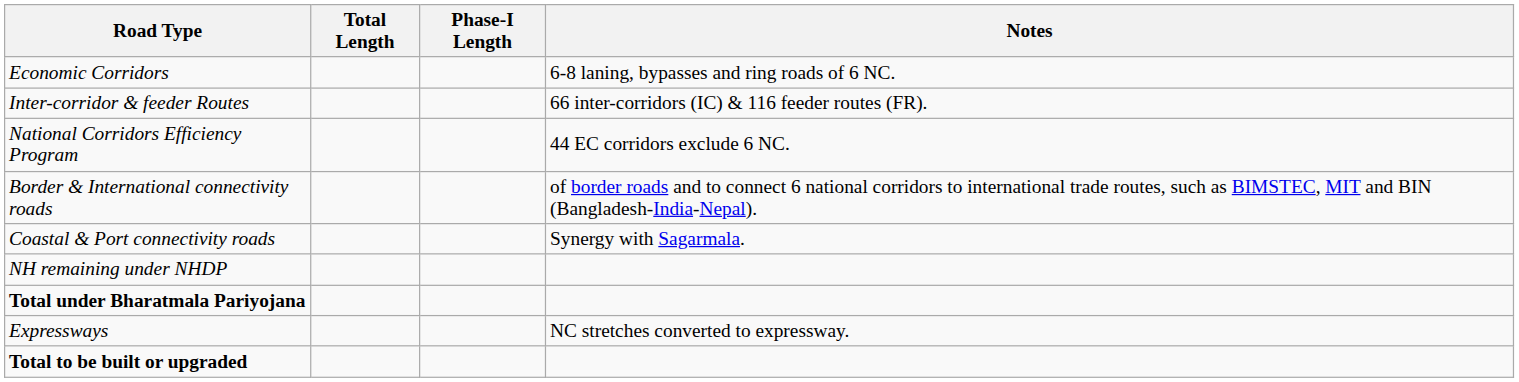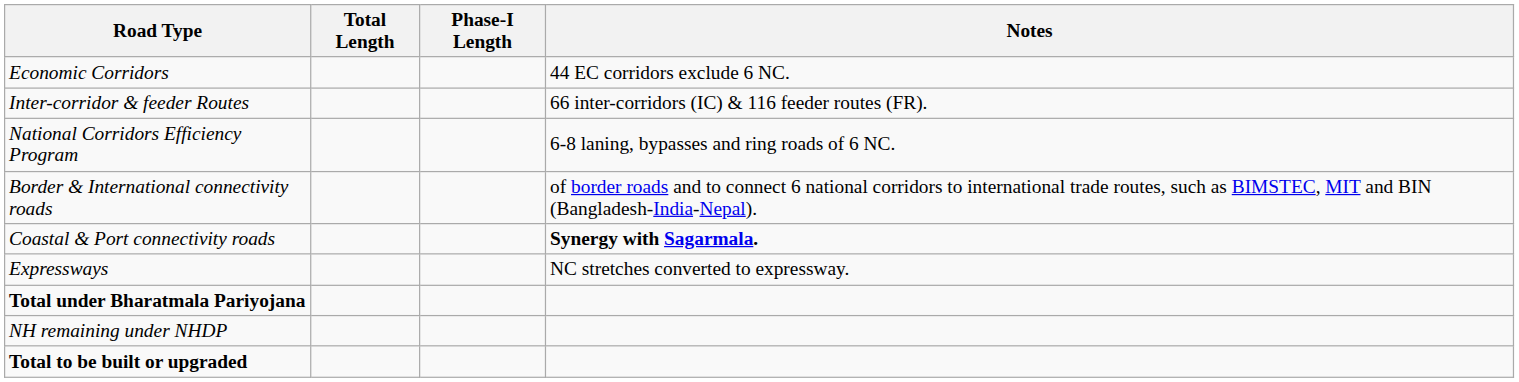(723, 72) 6-8 laning, bypasses and ring roads of 6 NC. -> (670, 72) 44 EC corridors exclude 6 NC.
(670, 144) 44 EC corridors exclude 6 NC. -> (723, 144) 6-8 laning, bypasses and ring roads of 6 NC.
(647, 238) normal -> (654, 238) bold
rows swapped: (59, 330) <-> (118, 269)
